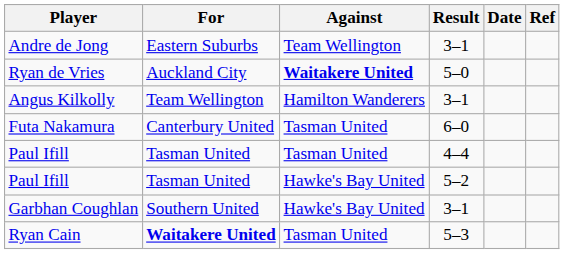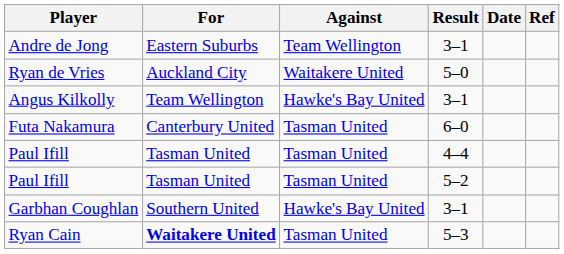(348, 72) bold -> (343, 72) normal
(354, 99) Hamilton Wanderers -> (354, 99) Hawke's Bay United
(354, 180) Hawke's Bay United -> (336, 180) Tasman United
